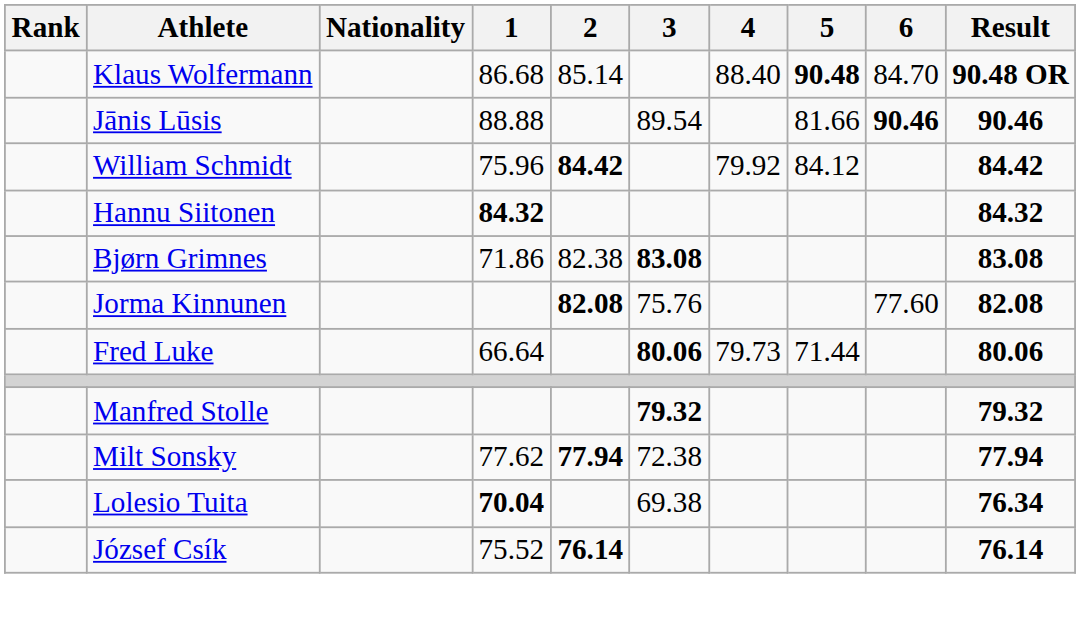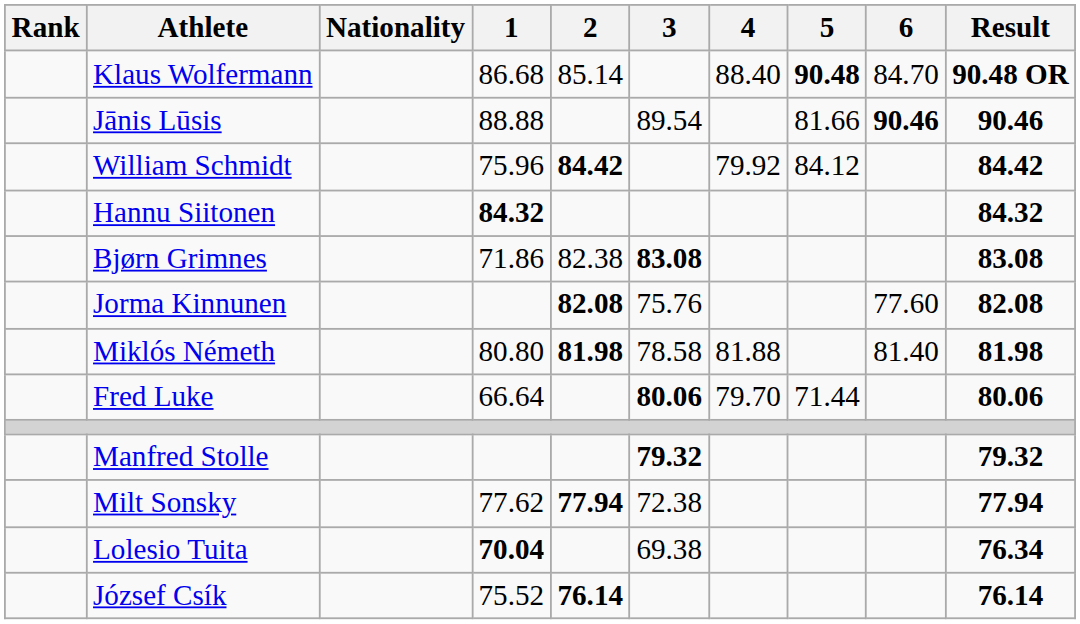+ row: (184, 350)
(748, 350) 79.73 -> (748, 397) 79.70
